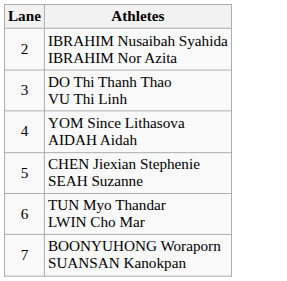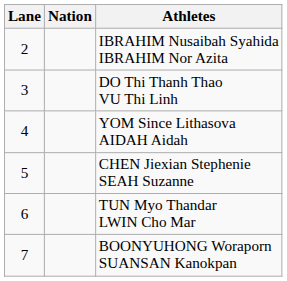+ column: (70, 16)
